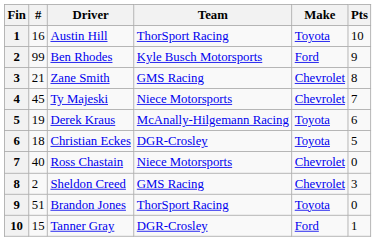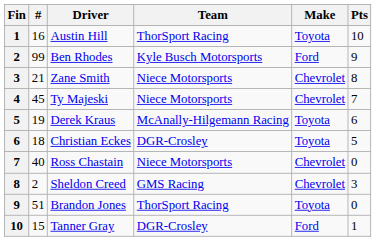(170, 78) GMS Racing -> (184, 78) Niece Motorsports
